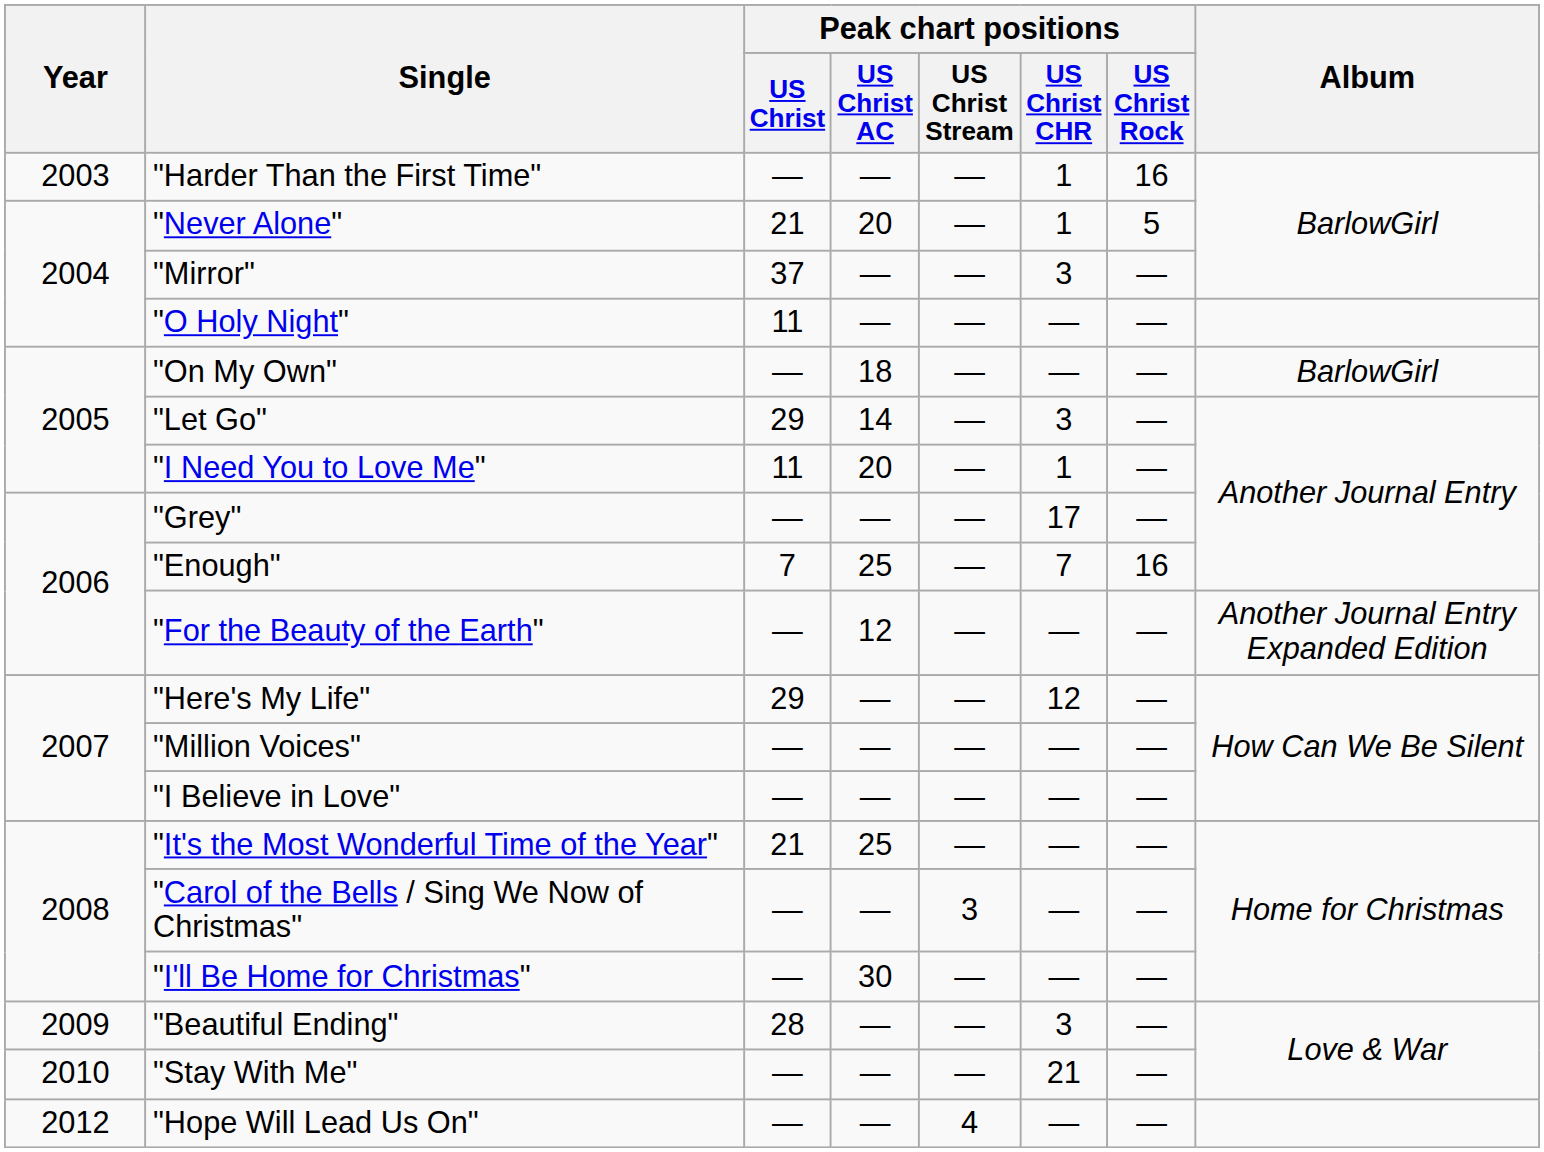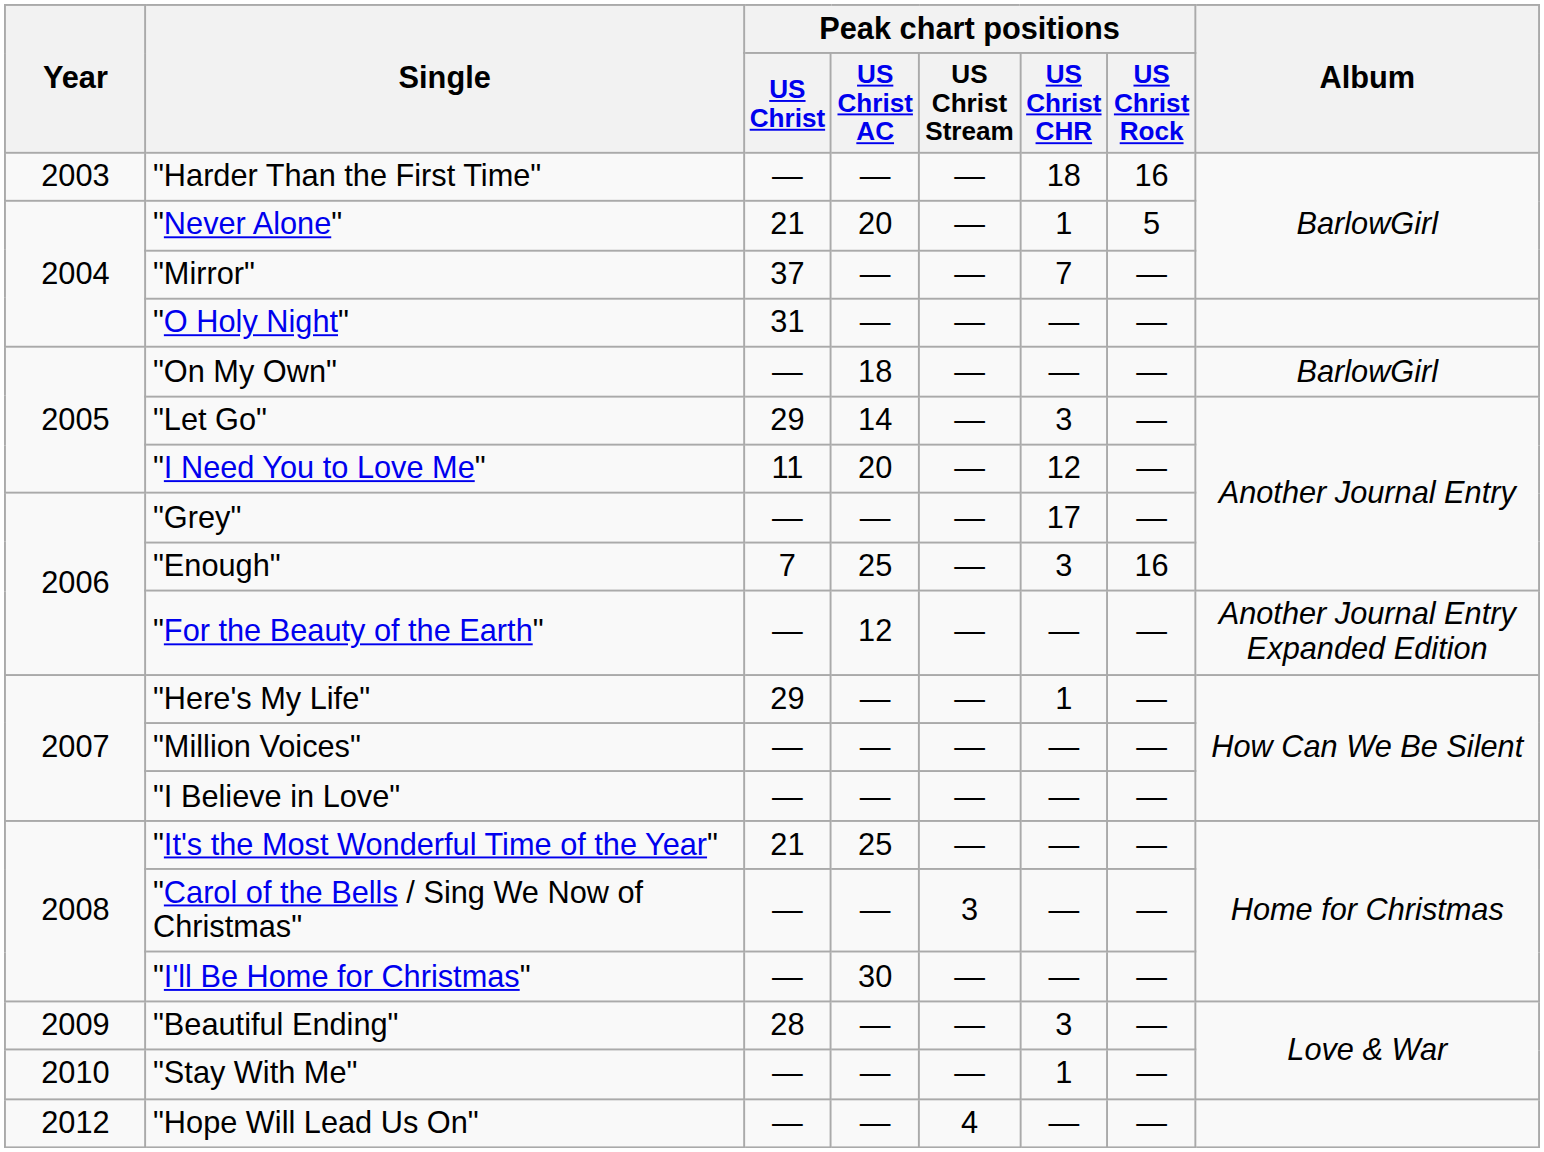(1064, 176) 1 -> (1064, 176) 18
(1064, 273) 3 -> (1064, 273) 7
(787, 322) 11 -> (787, 322) 31
(1064, 468) 1 -> (1064, 468) 12
(1064, 566) 7 -> (1064, 566) 3
(1064, 698) 12 -> (1064, 698) 1
(1064, 1073) 21 -> (1064, 1073) 1
